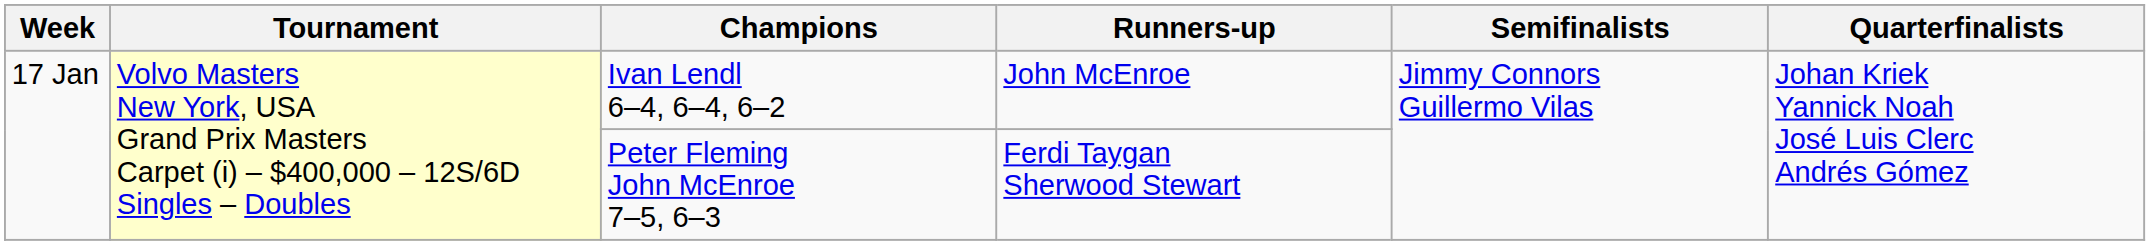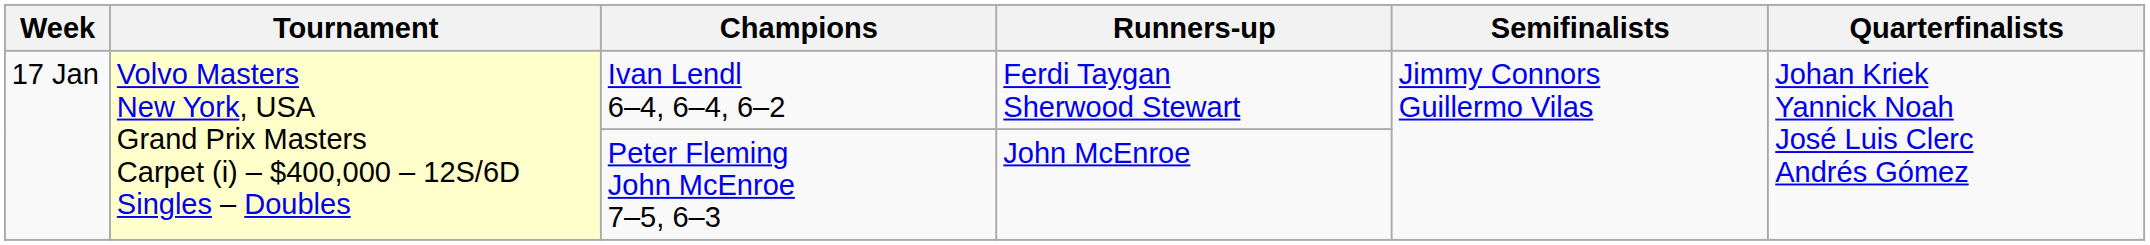(1097, 74) John McEnroe -> (1122, 90) Ferdi Taygan Sherwood Stewart
(1122, 169) Ferdi Taygan Sherwood Stewart -> (1097, 153) John McEnroe
